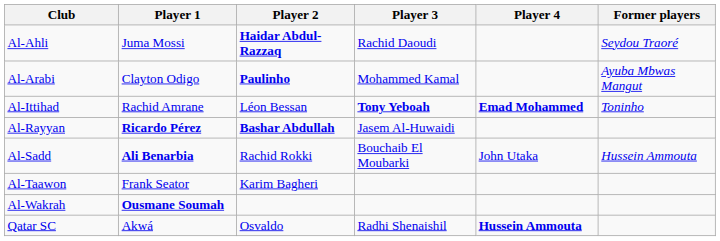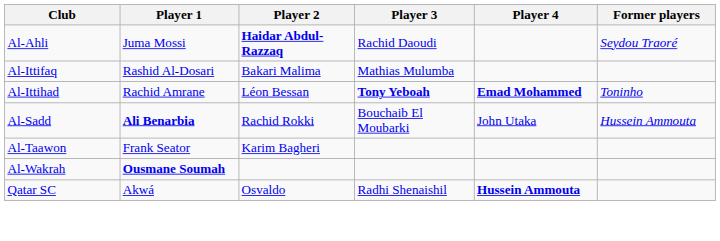- row: (31, 78)
+ row: (32, 71)
- row: (36, 127)
